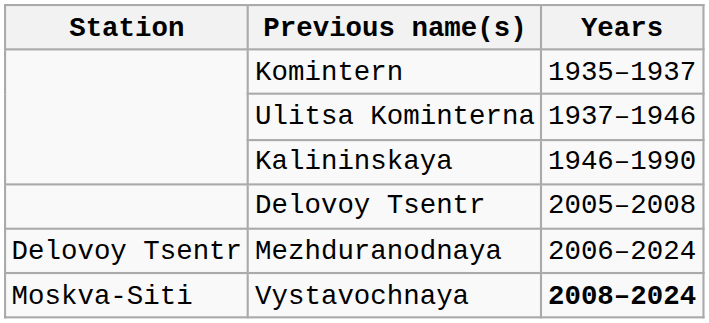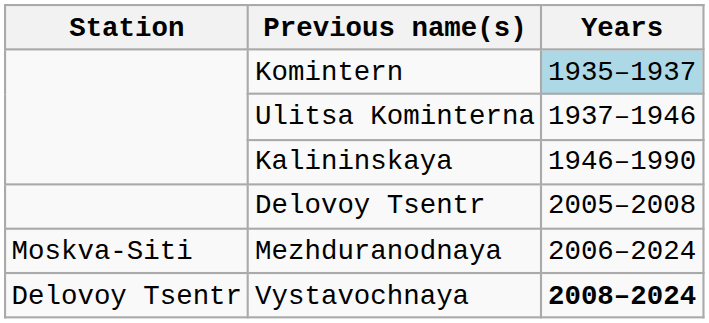(622, 72) no background -> (622, 72) lightblue background
(127, 251) Delovoy Tsentr -> (102, 251) Moskva-Siti
(102, 296) Moskva-Siti -> (127, 296) Delovoy Tsentr
